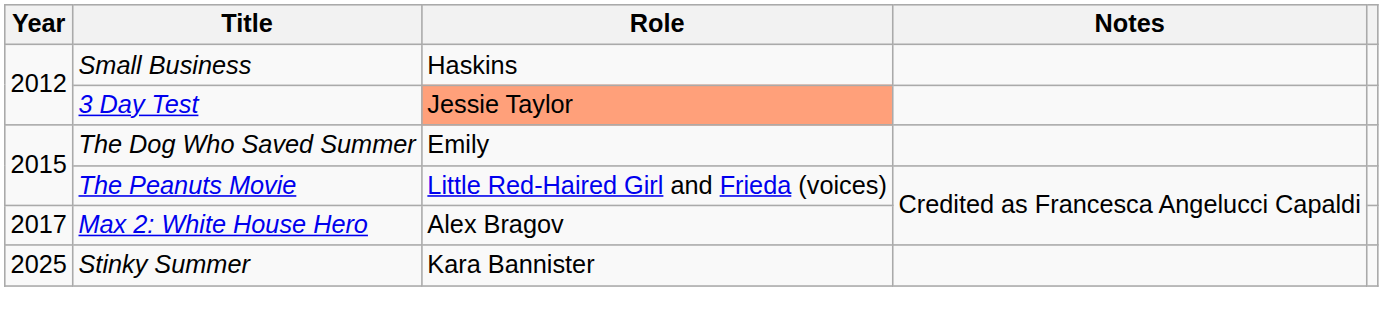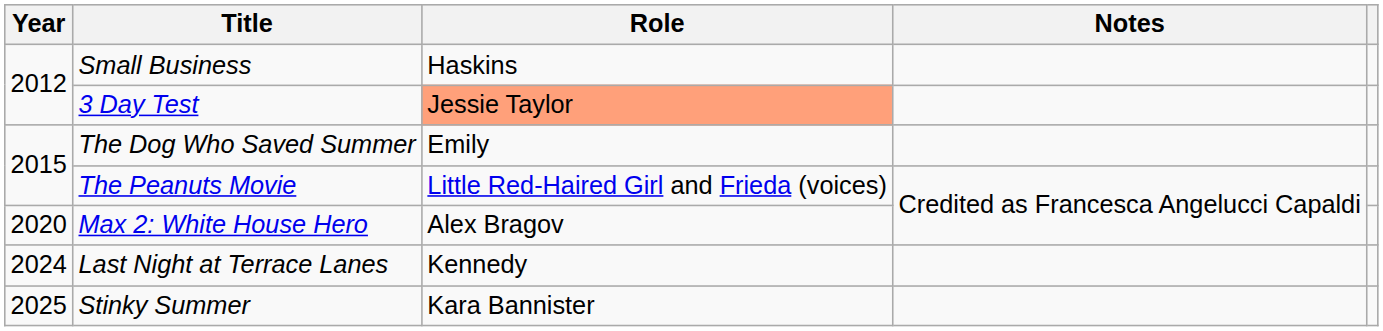(39, 225) 2017 -> (39, 225) 2020
+ row: (233, 265)
